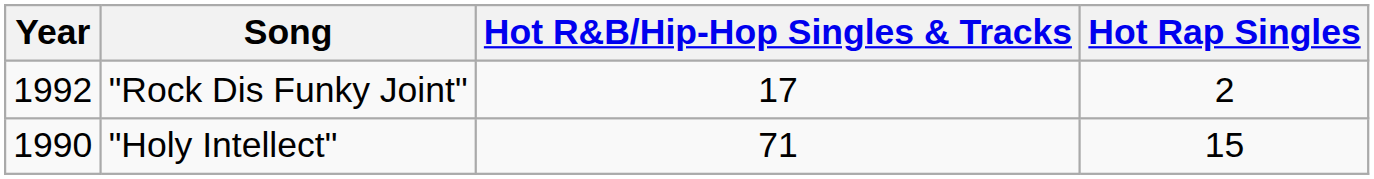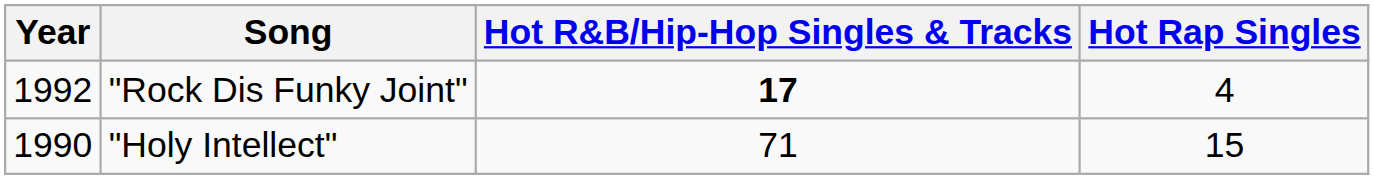(778, 88) normal -> (778, 88) bold
(1225, 88) 2 -> (1225, 88) 4
